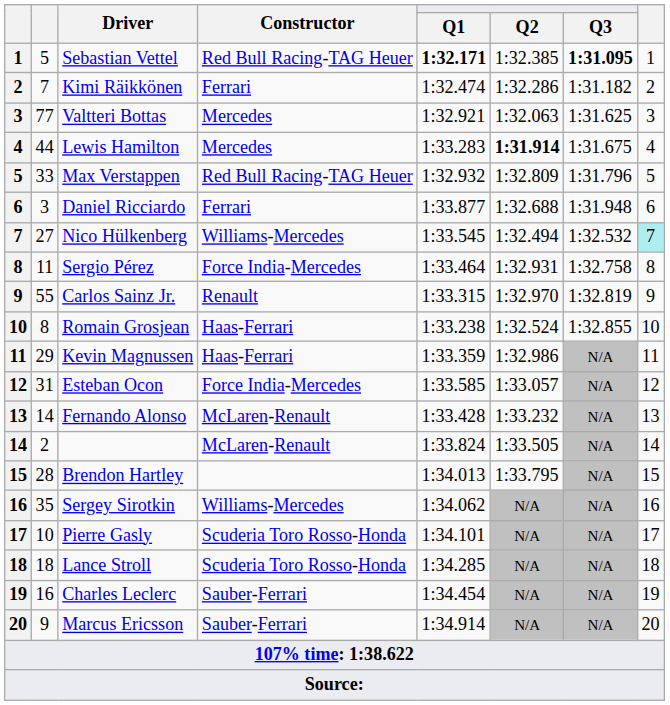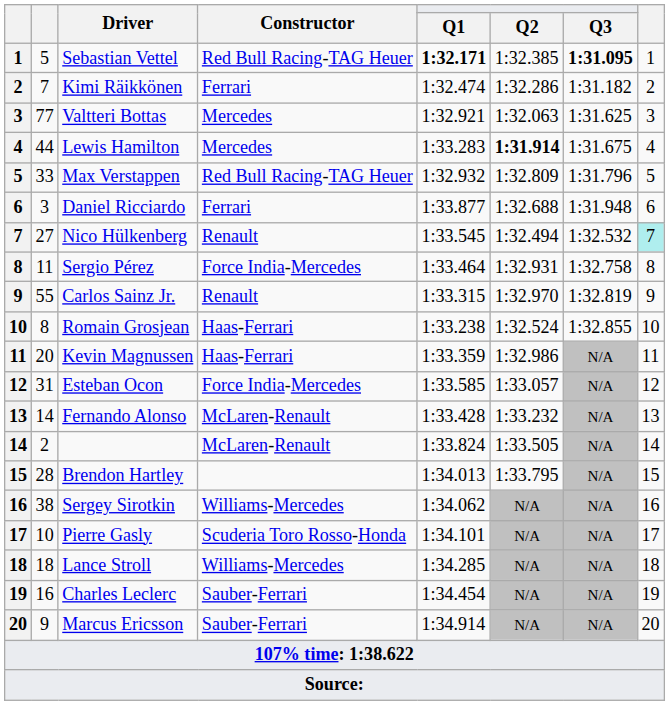(273, 236) Williams-Mercedes -> (230, 236) Renault
(45, 355) 29 -> (45, 355) 20
(45, 505) 35 -> (45, 505) 38
(304, 564) Scuderia Toro Rosso-Honda -> (273, 564) Williams-Mercedes
